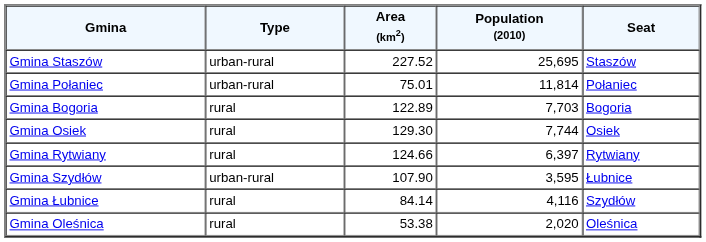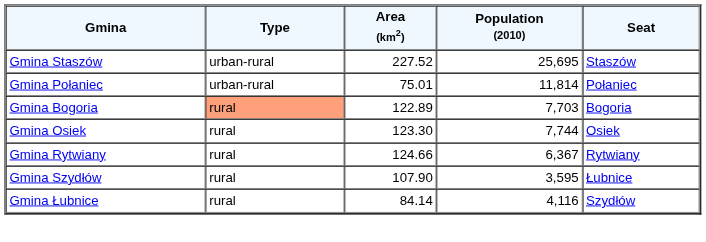(222, 107) no background -> (222, 107) lightsalmon background
(413, 130) 129.30 -> (413, 130) 123.30
(562, 154) 6,397 -> (562, 154) 6,367
(242, 177) urban-rural -> (222, 177) rural
- row: (57, 223)
